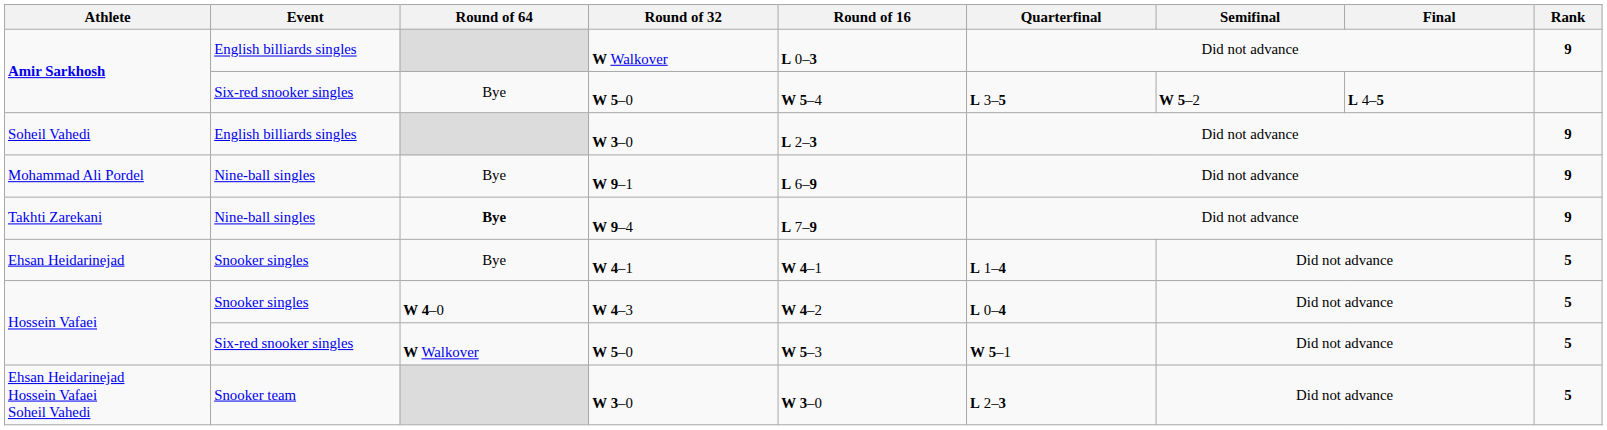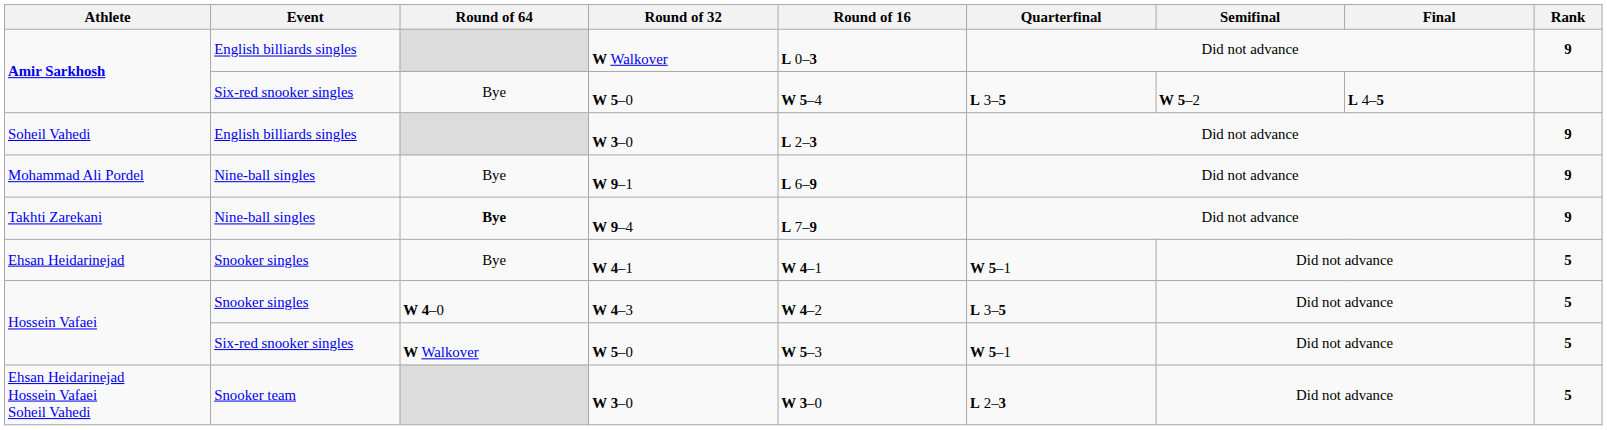(988, 268) L 1–4 -> (991, 268) W 5–1
(988, 310) L 0–4 -> (988, 310) L 3–5
